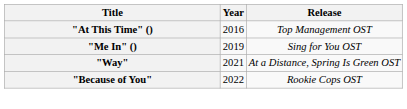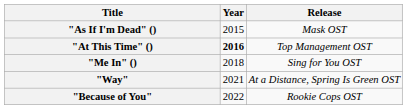+ row: (112, 29)
(233, 29) normal -> (233, 46) bold
(233, 46) 2019 -> (233, 63) 2018
